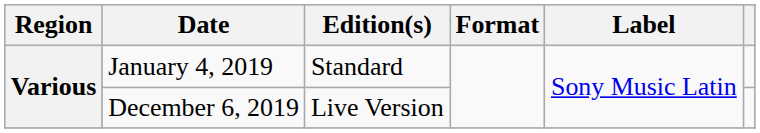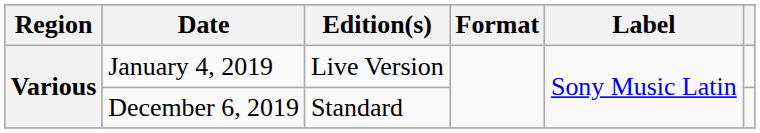(357, 66) Standard -> (377, 66) Live Version
(377, 107) Live Version -> (357, 107) Standard
